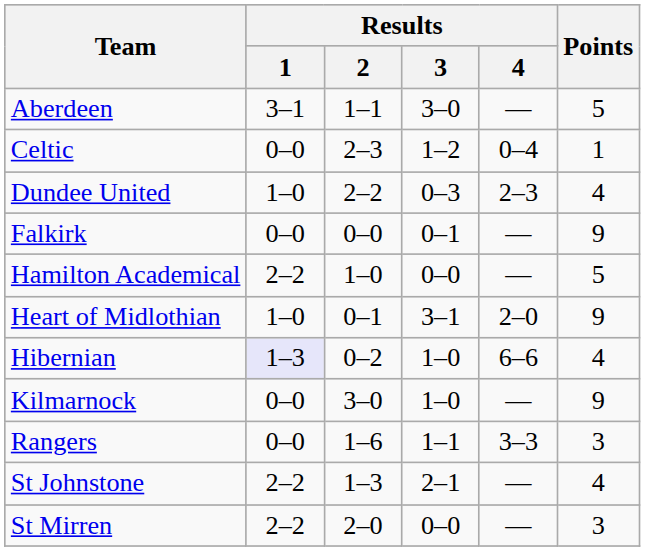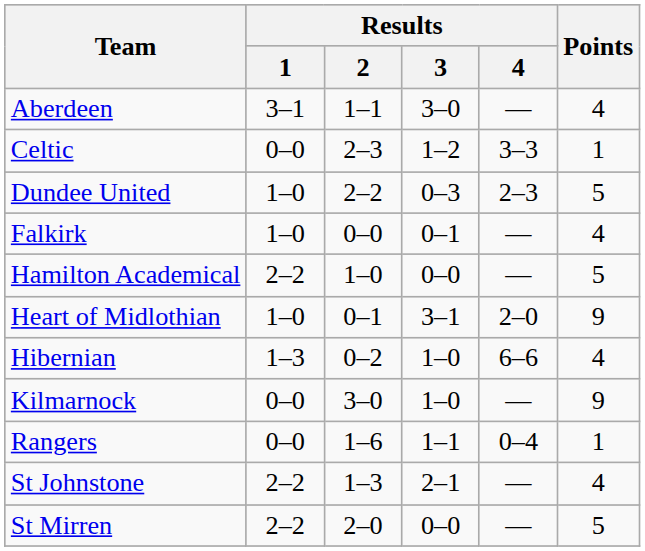(598, 108) 5 -> (598, 108) 4
(518, 150) 0–4 -> (518, 150) 3–3
(598, 191) 4 -> (598, 191) 5
(285, 233) 0–0 -> (285, 233) 1–0
(598, 233) 9 -> (598, 233) 4
(285, 358) lavender background -> (285, 358) no background
(518, 441) 3–3 -> (518, 441) 0–4
(598, 441) 3 -> (598, 441) 1
(598, 524) 3 -> (598, 524) 5
